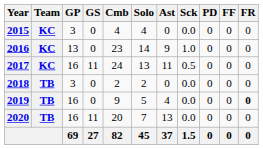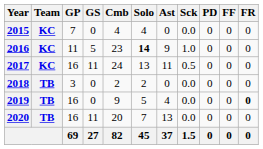(73, 30) 3 -> (73, 30) 7
(73, 48) 13 -> (73, 48) 11
(93, 48) 0 -> (93, 48) 5
(144, 48) normal -> (144, 48) bold
